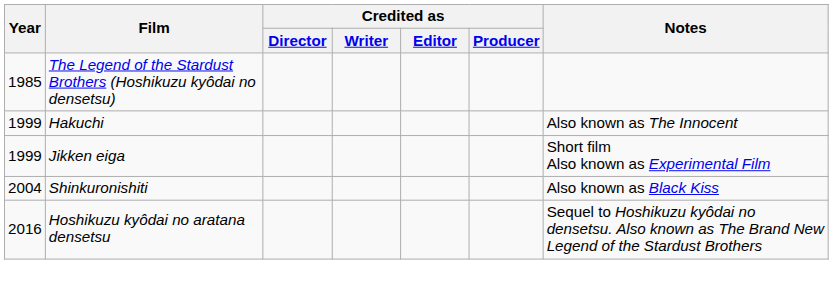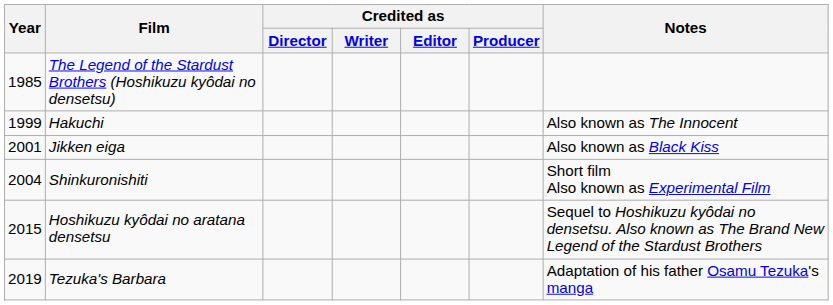(25, 155) 1999 -> (25, 147) 2001
(659, 155) Short film Also known as Experimental Film -> (633, 147) Also known as Black Kiss
(633, 188) Also known as Black Kiss -> (659, 179) Short film Also known as Experimental Film
(25, 229) 2016 -> (25, 229) 2015
+ row: (107, 279)
